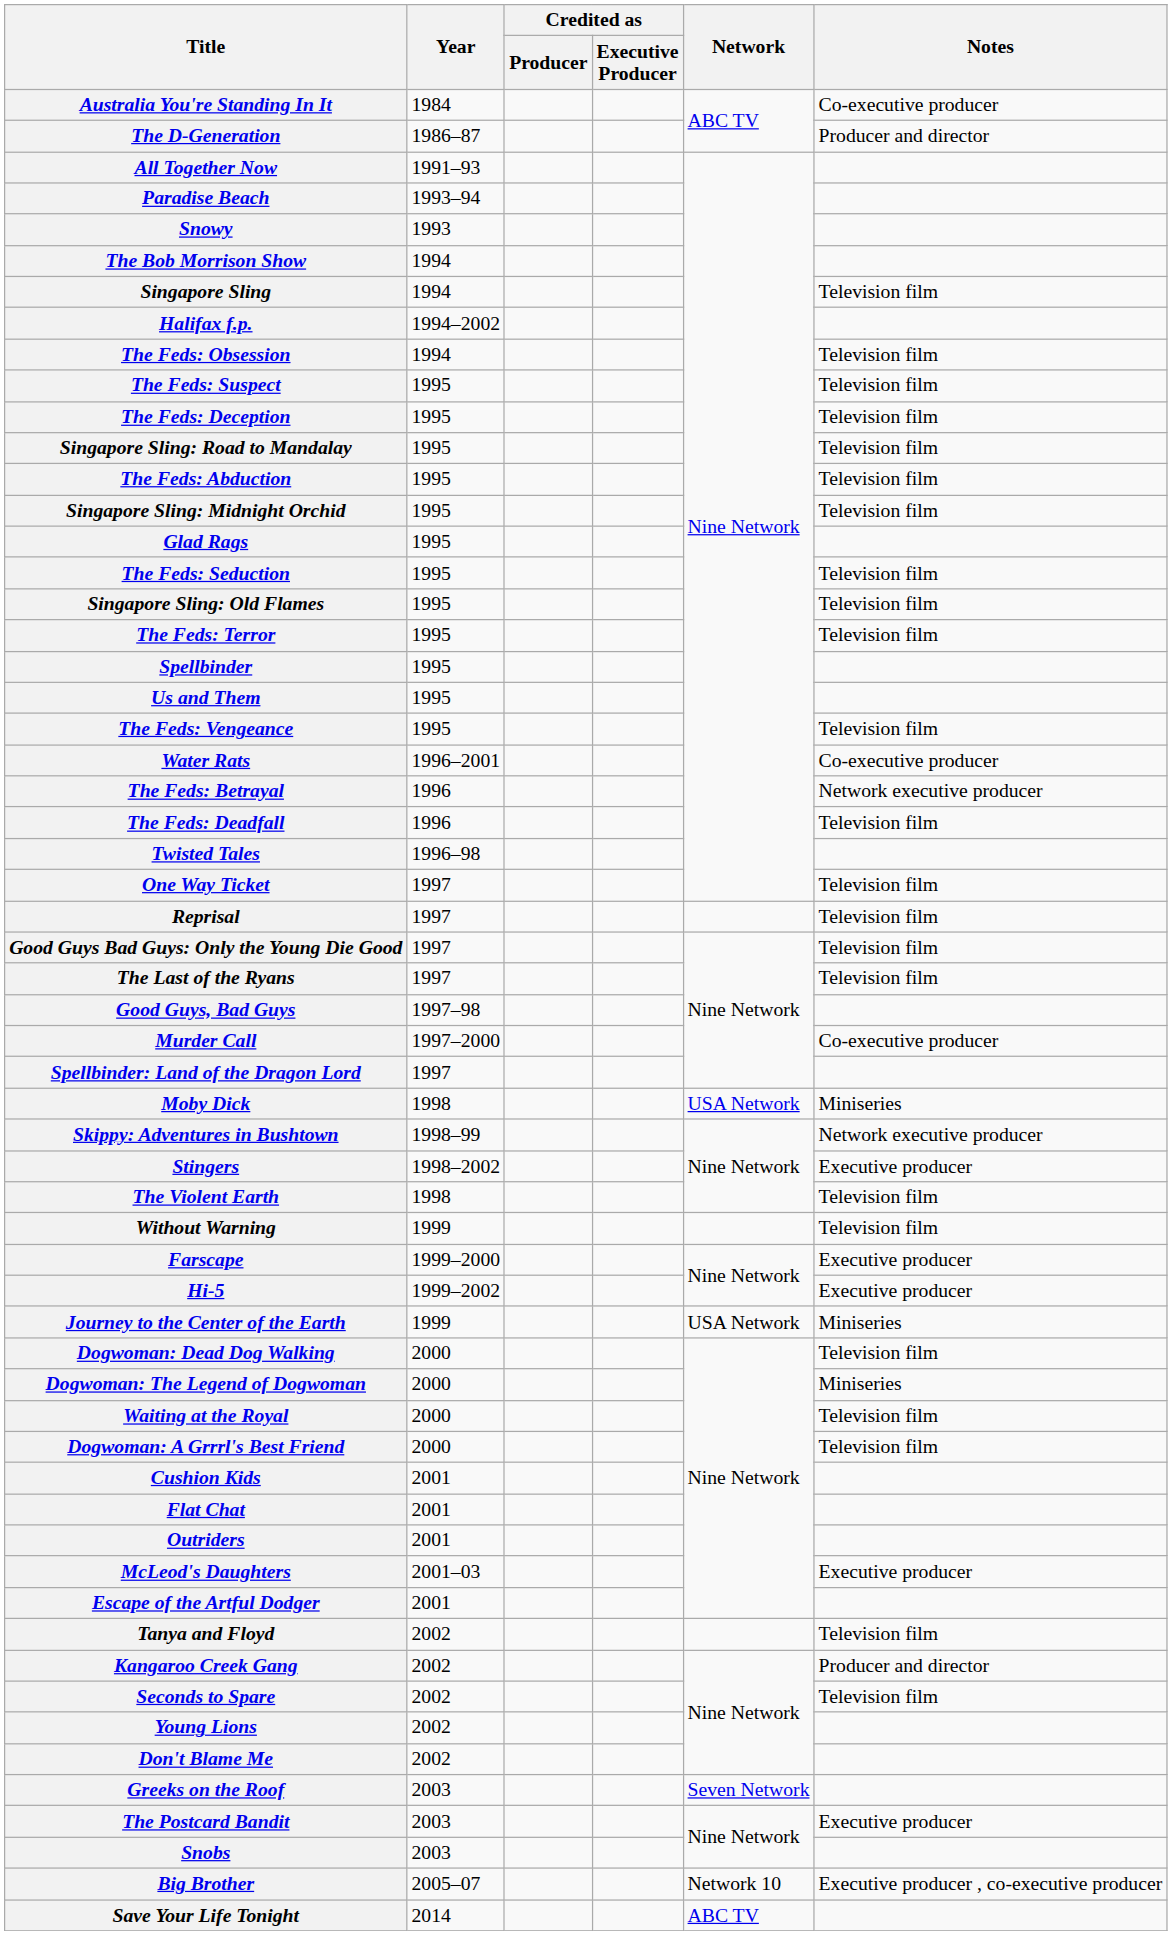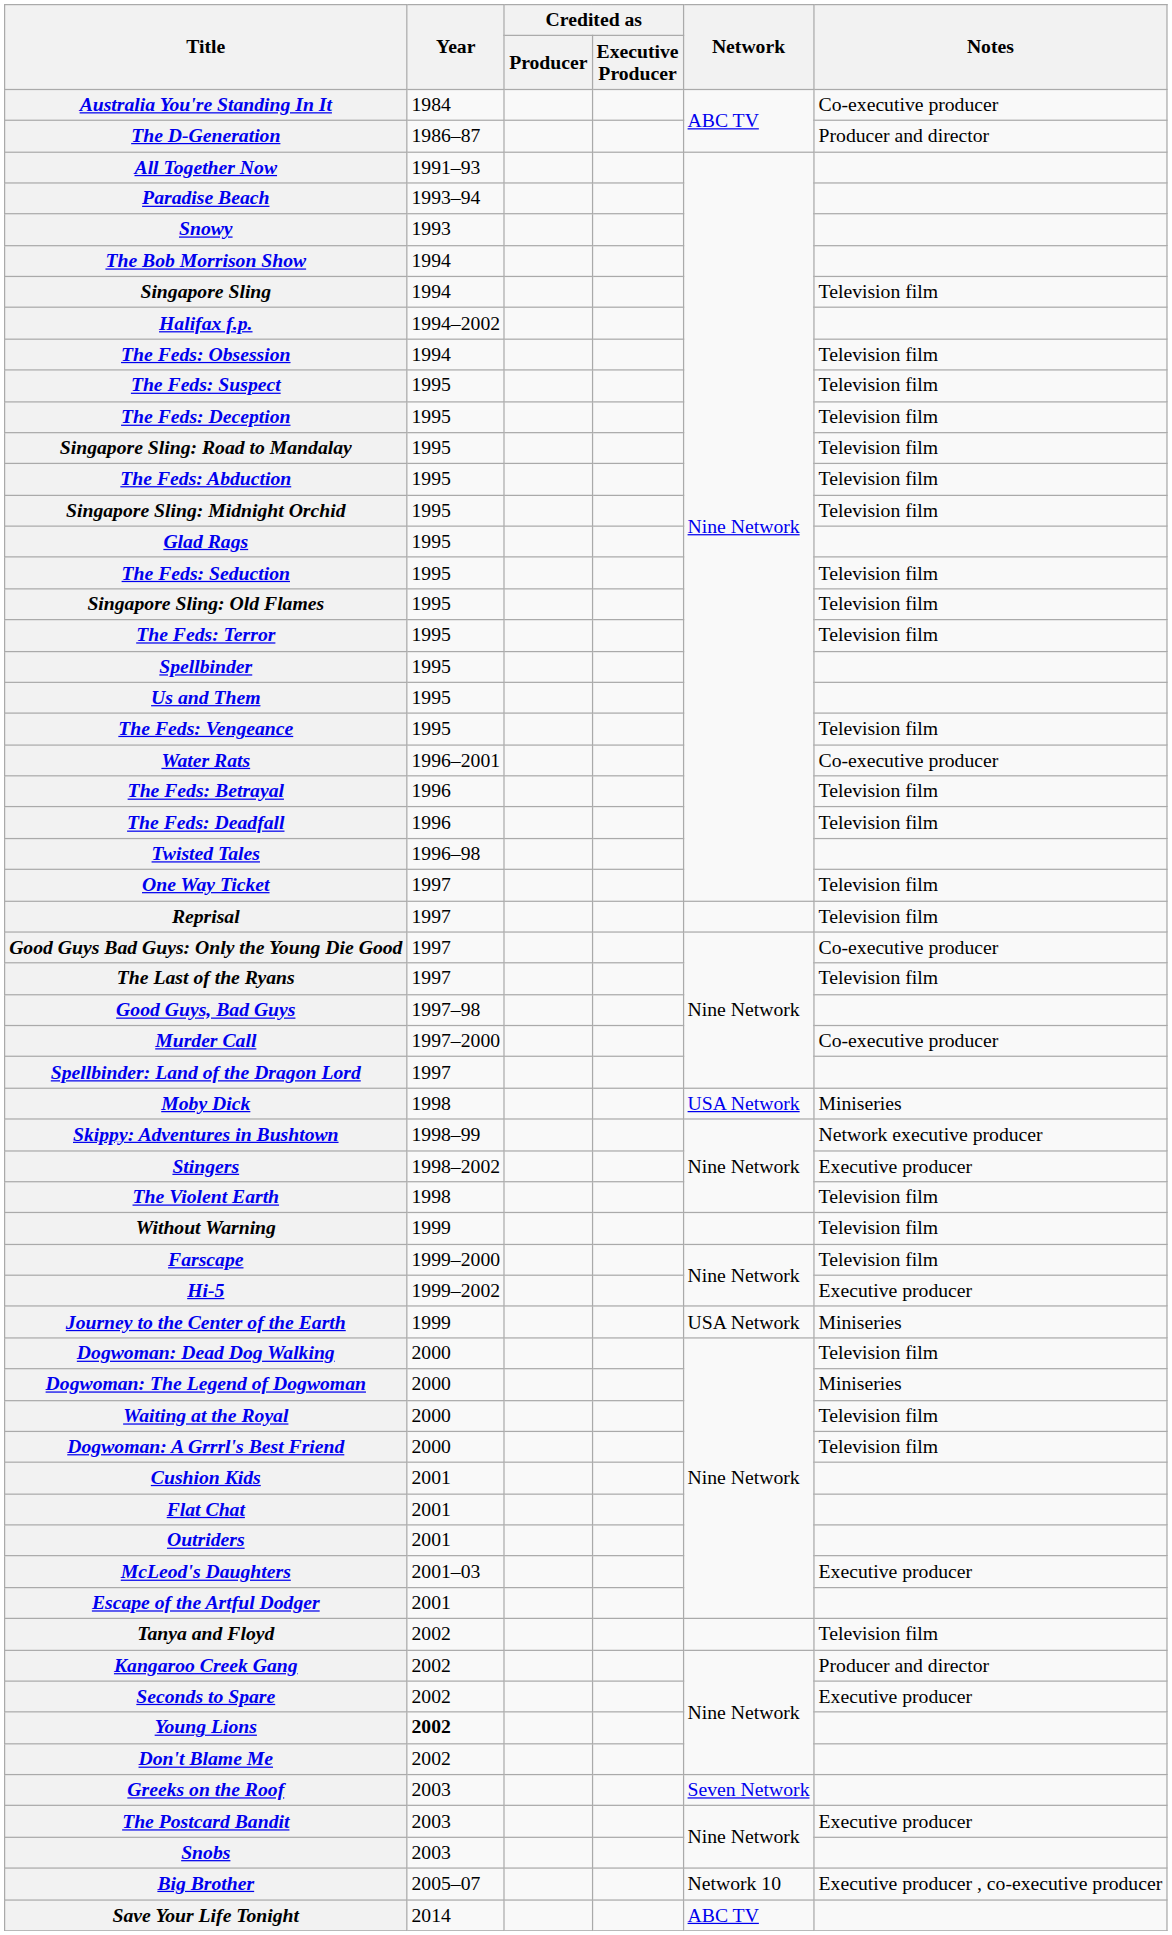(931, 791) Network executive producer -> (878, 791) Television film
(878, 947) Television film -> (908, 947) Co-executive producer
(895, 1259) Executive producer -> (878, 1259) Television film
(878, 1696) Television film -> (895, 1696) Executive producer
(431, 1727) normal -> (431, 1727) bold
